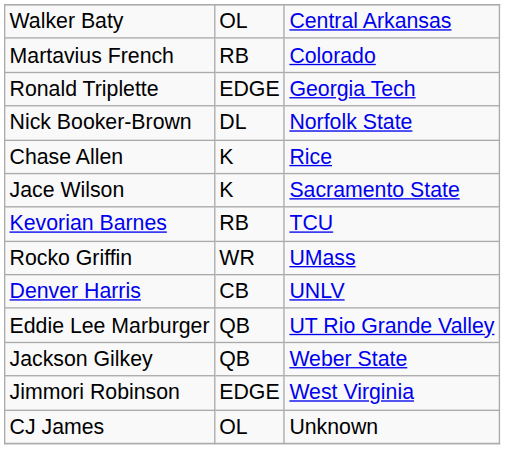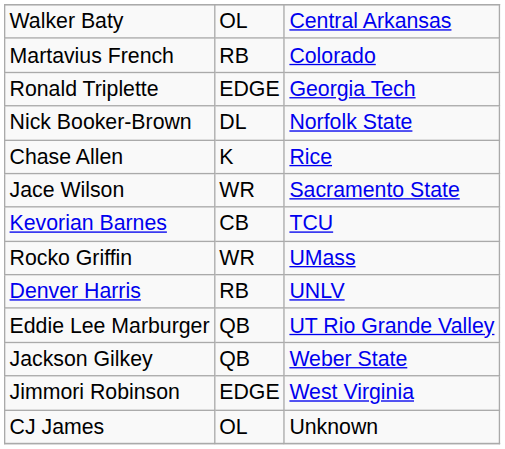(226, 190) K -> (237, 190) WR
(234, 223) RB -> (234, 223) CB
(234, 291) CB -> (234, 291) RB
